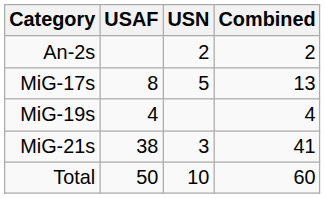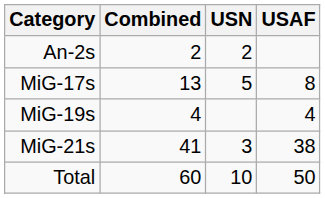columns swapped: (131, 20) <-> (267, 20)
